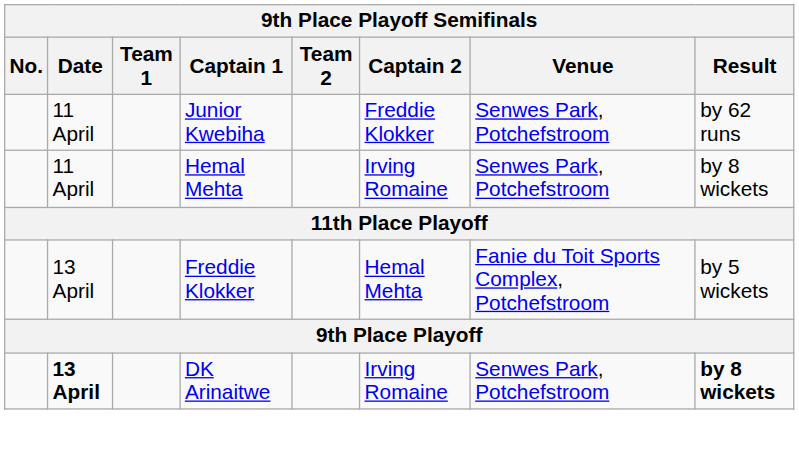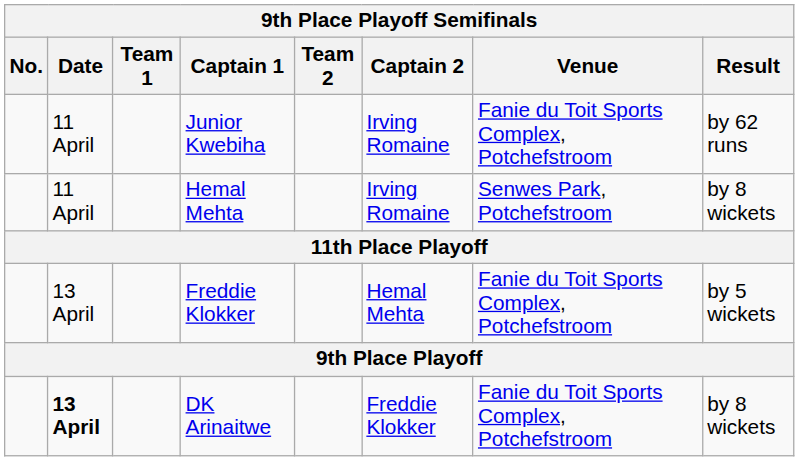(400, 122) Freddie Klokker -> (408, 133) Irving Romaine
(542, 122) Senwes Park, Potchefstroom -> (570, 133) Fanie du Toit Sports Complex, Potchefstroom
(406, 380) Irving Romaine -> (402, 415) Freddie Klokker
(542, 380) Senwes Park, Potchefstroom -> (570, 415) Fanie du Toit Sports Complex, Potchefstroom
(738, 380) bold -> (741, 415) normal
